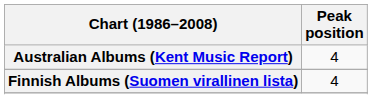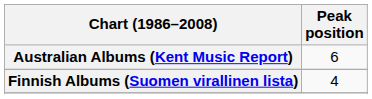(334, 57) 4 -> (334, 57) 6
